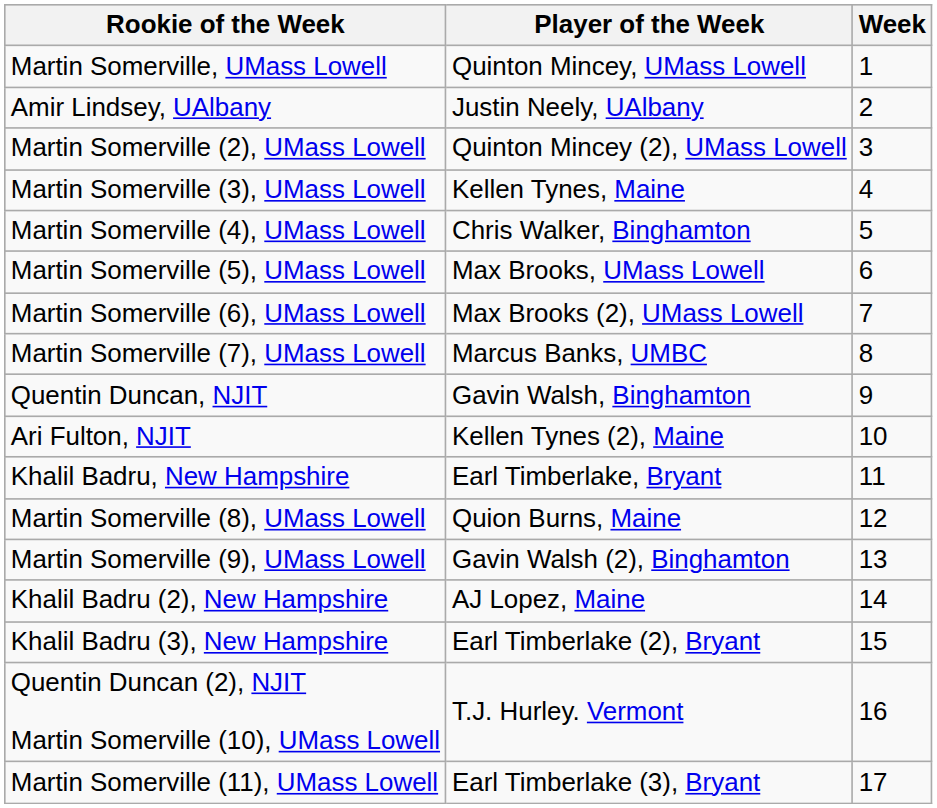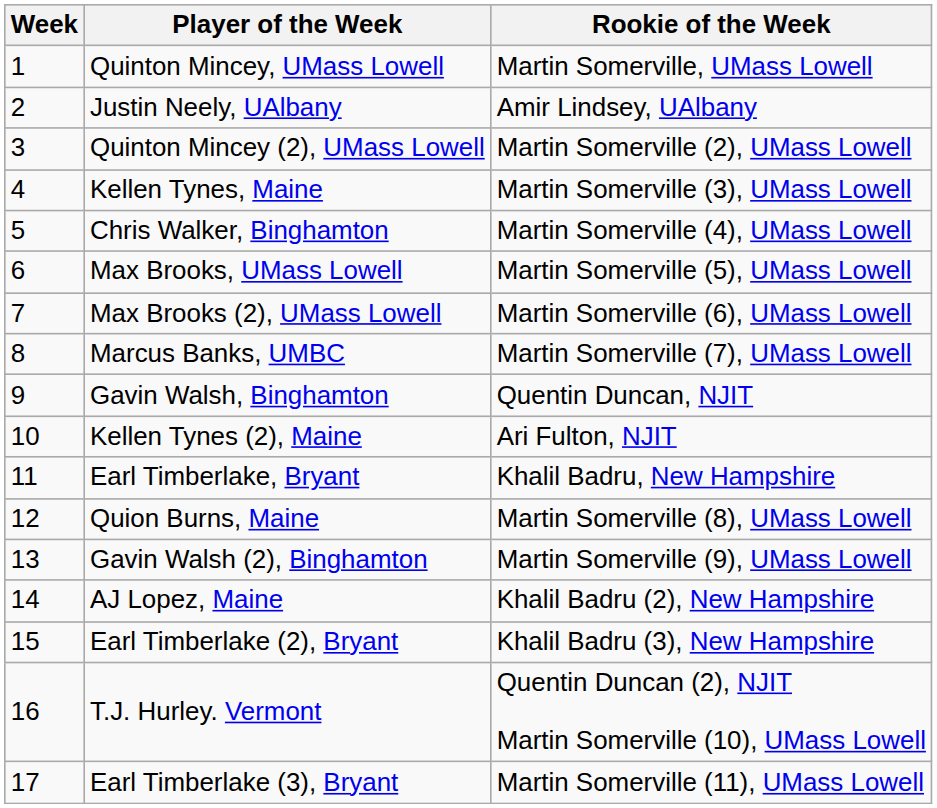columns swapped: (892, 25) <-> (225, 25)
